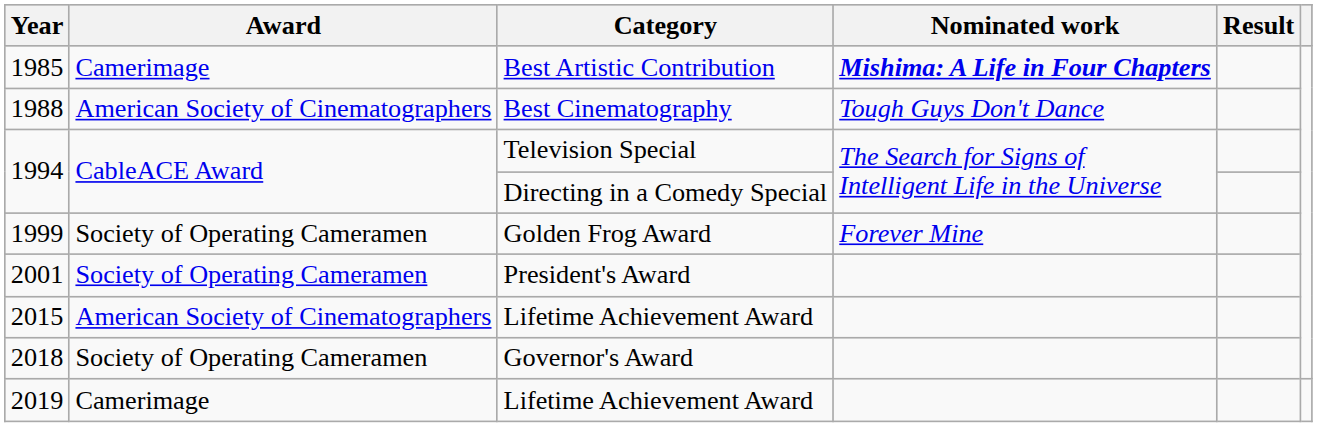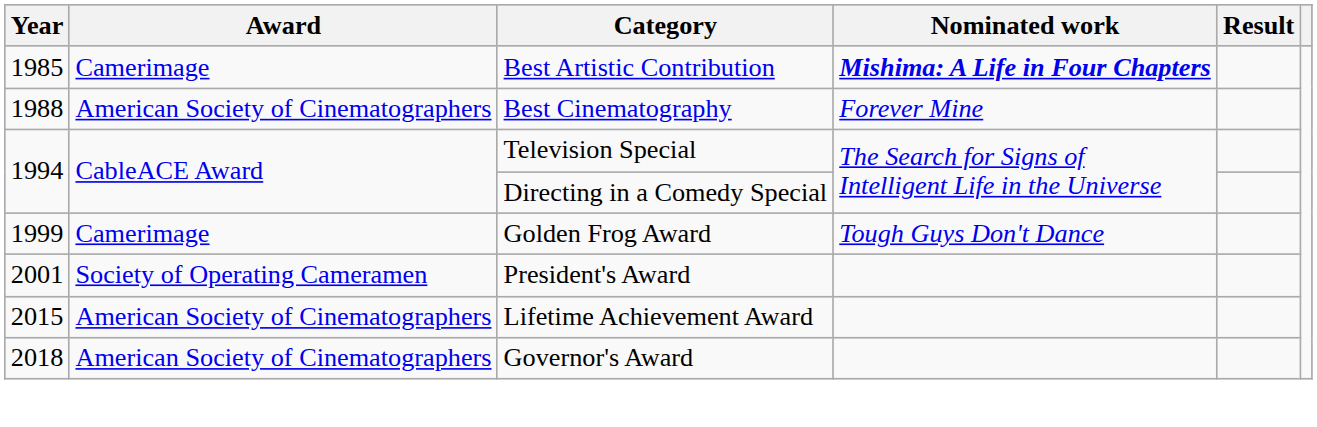(972, 108) Tough Guys Don't Dance -> (911, 108) Forever Mine
(251, 233) Society of Operating Cameramen -> (142, 233) Camerimage
(911, 233) Forever Mine -> (972, 233) Tough Guys Don't Dance
(251, 358) Society of Operating Cameramen -> (283, 358) American Society of Cinematographers
- row: (37, 399)
